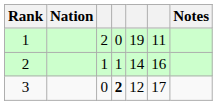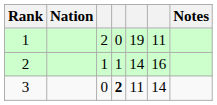(137, 87) 12 -> (137, 87) 11
(159, 87) 17 -> (159, 87) 14
